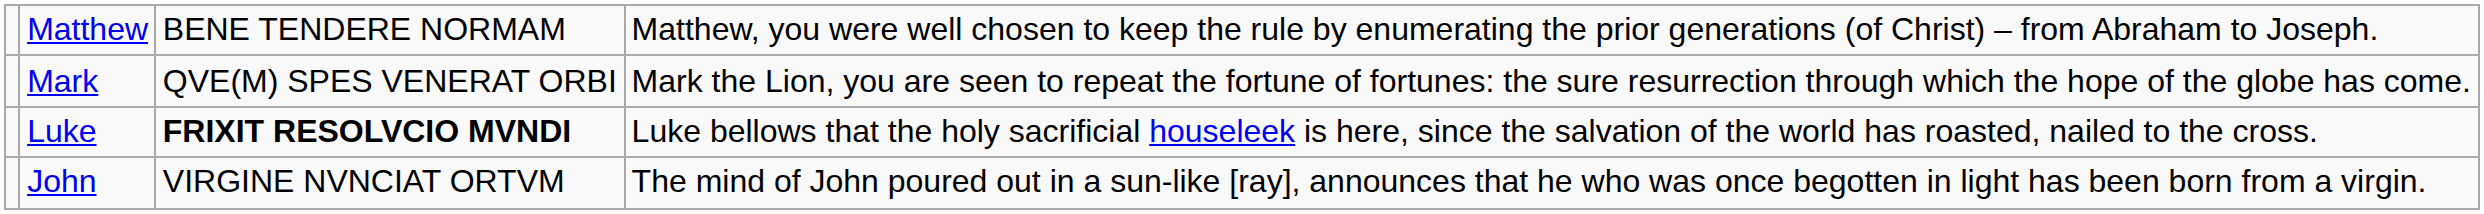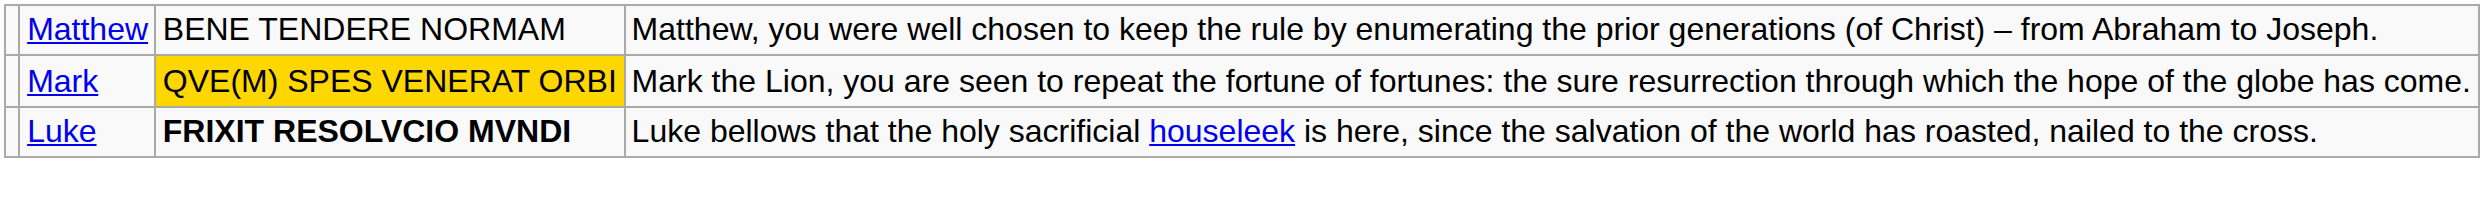(390, 80) no background -> (390, 80) gold background
- row: (62, 182)
